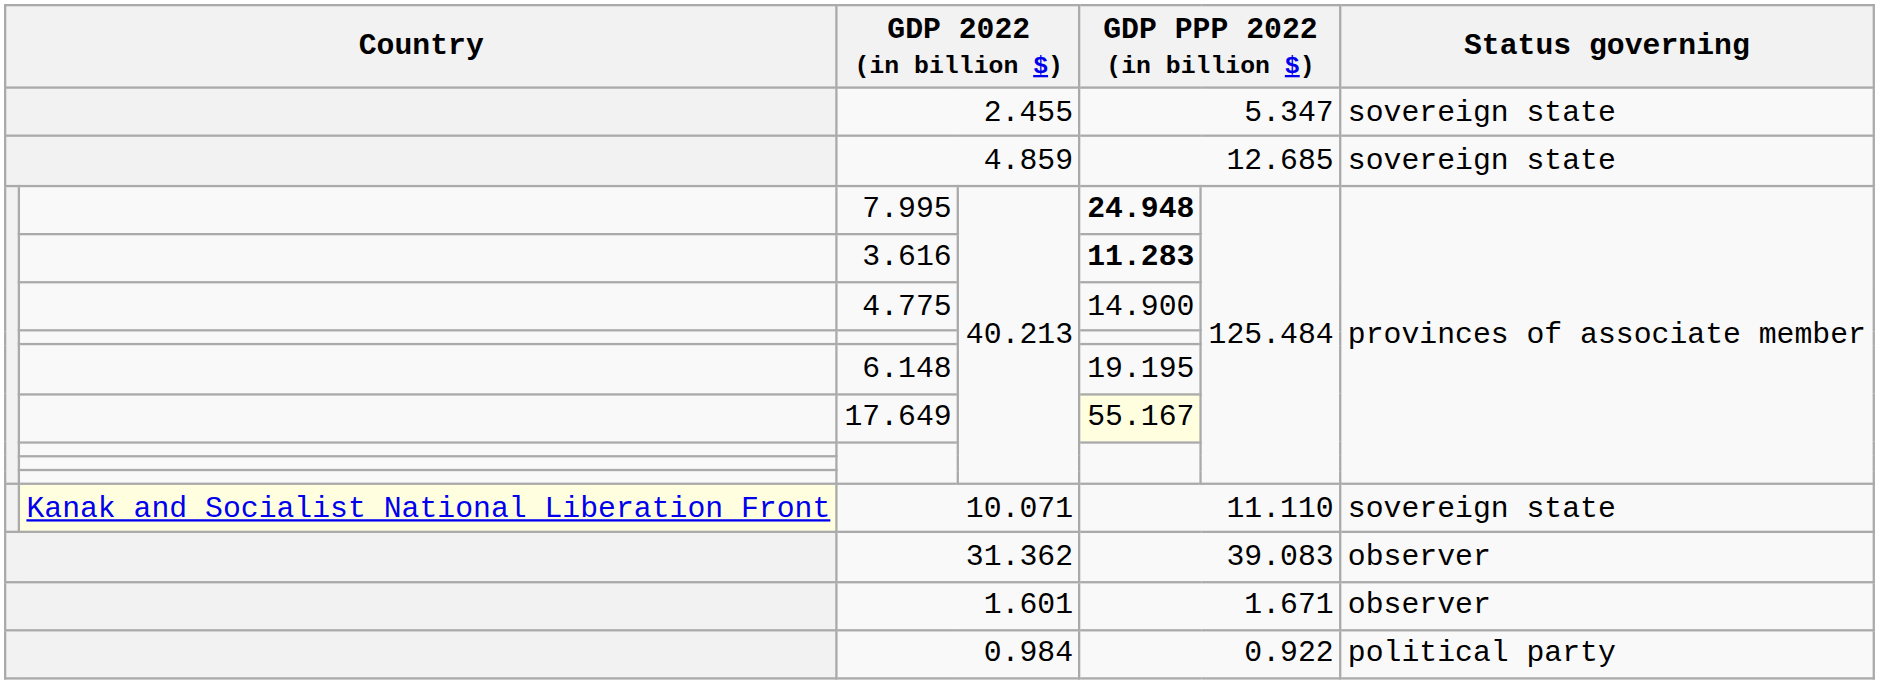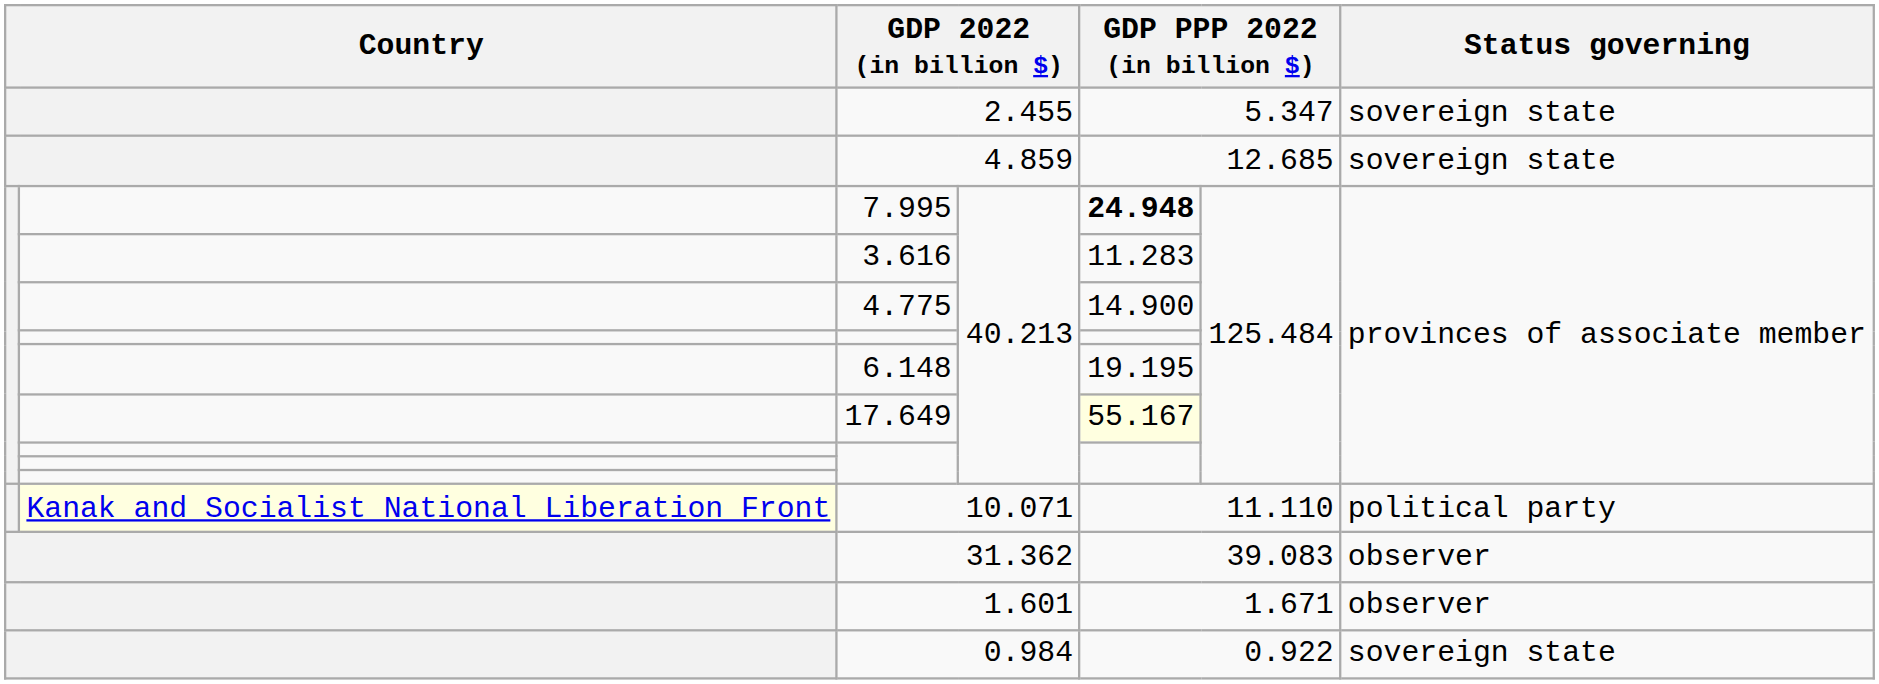(1141, 258) bold -> (1141, 258) normal
(1482, 509) sovereign state -> (1482, 509) political party
(1482, 654) political party -> (1482, 654) sovereign state
